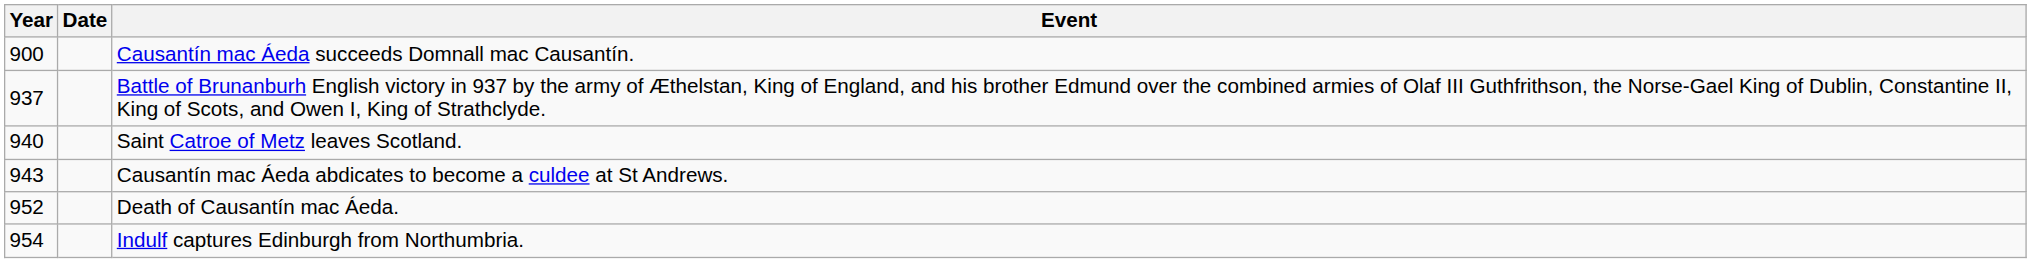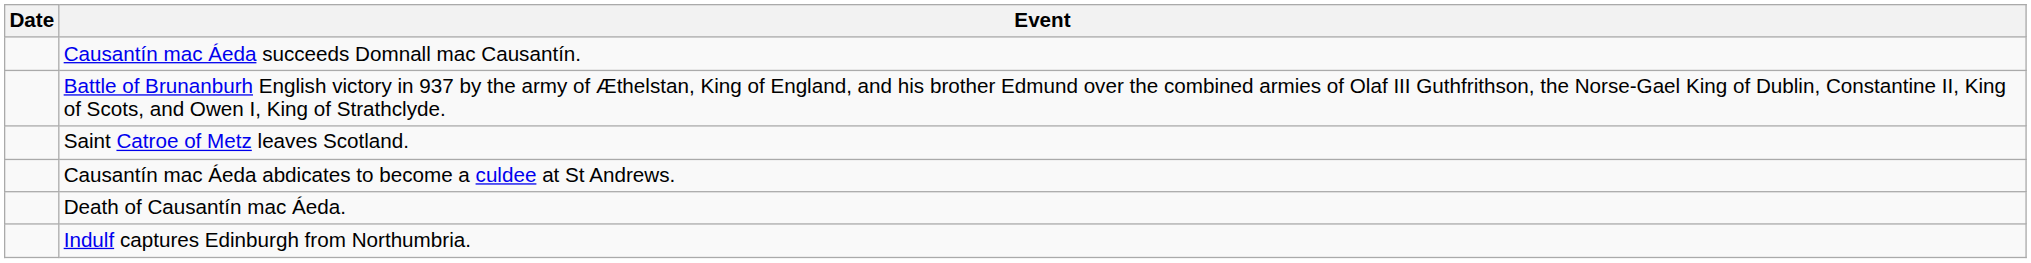- column: (31, 20)
